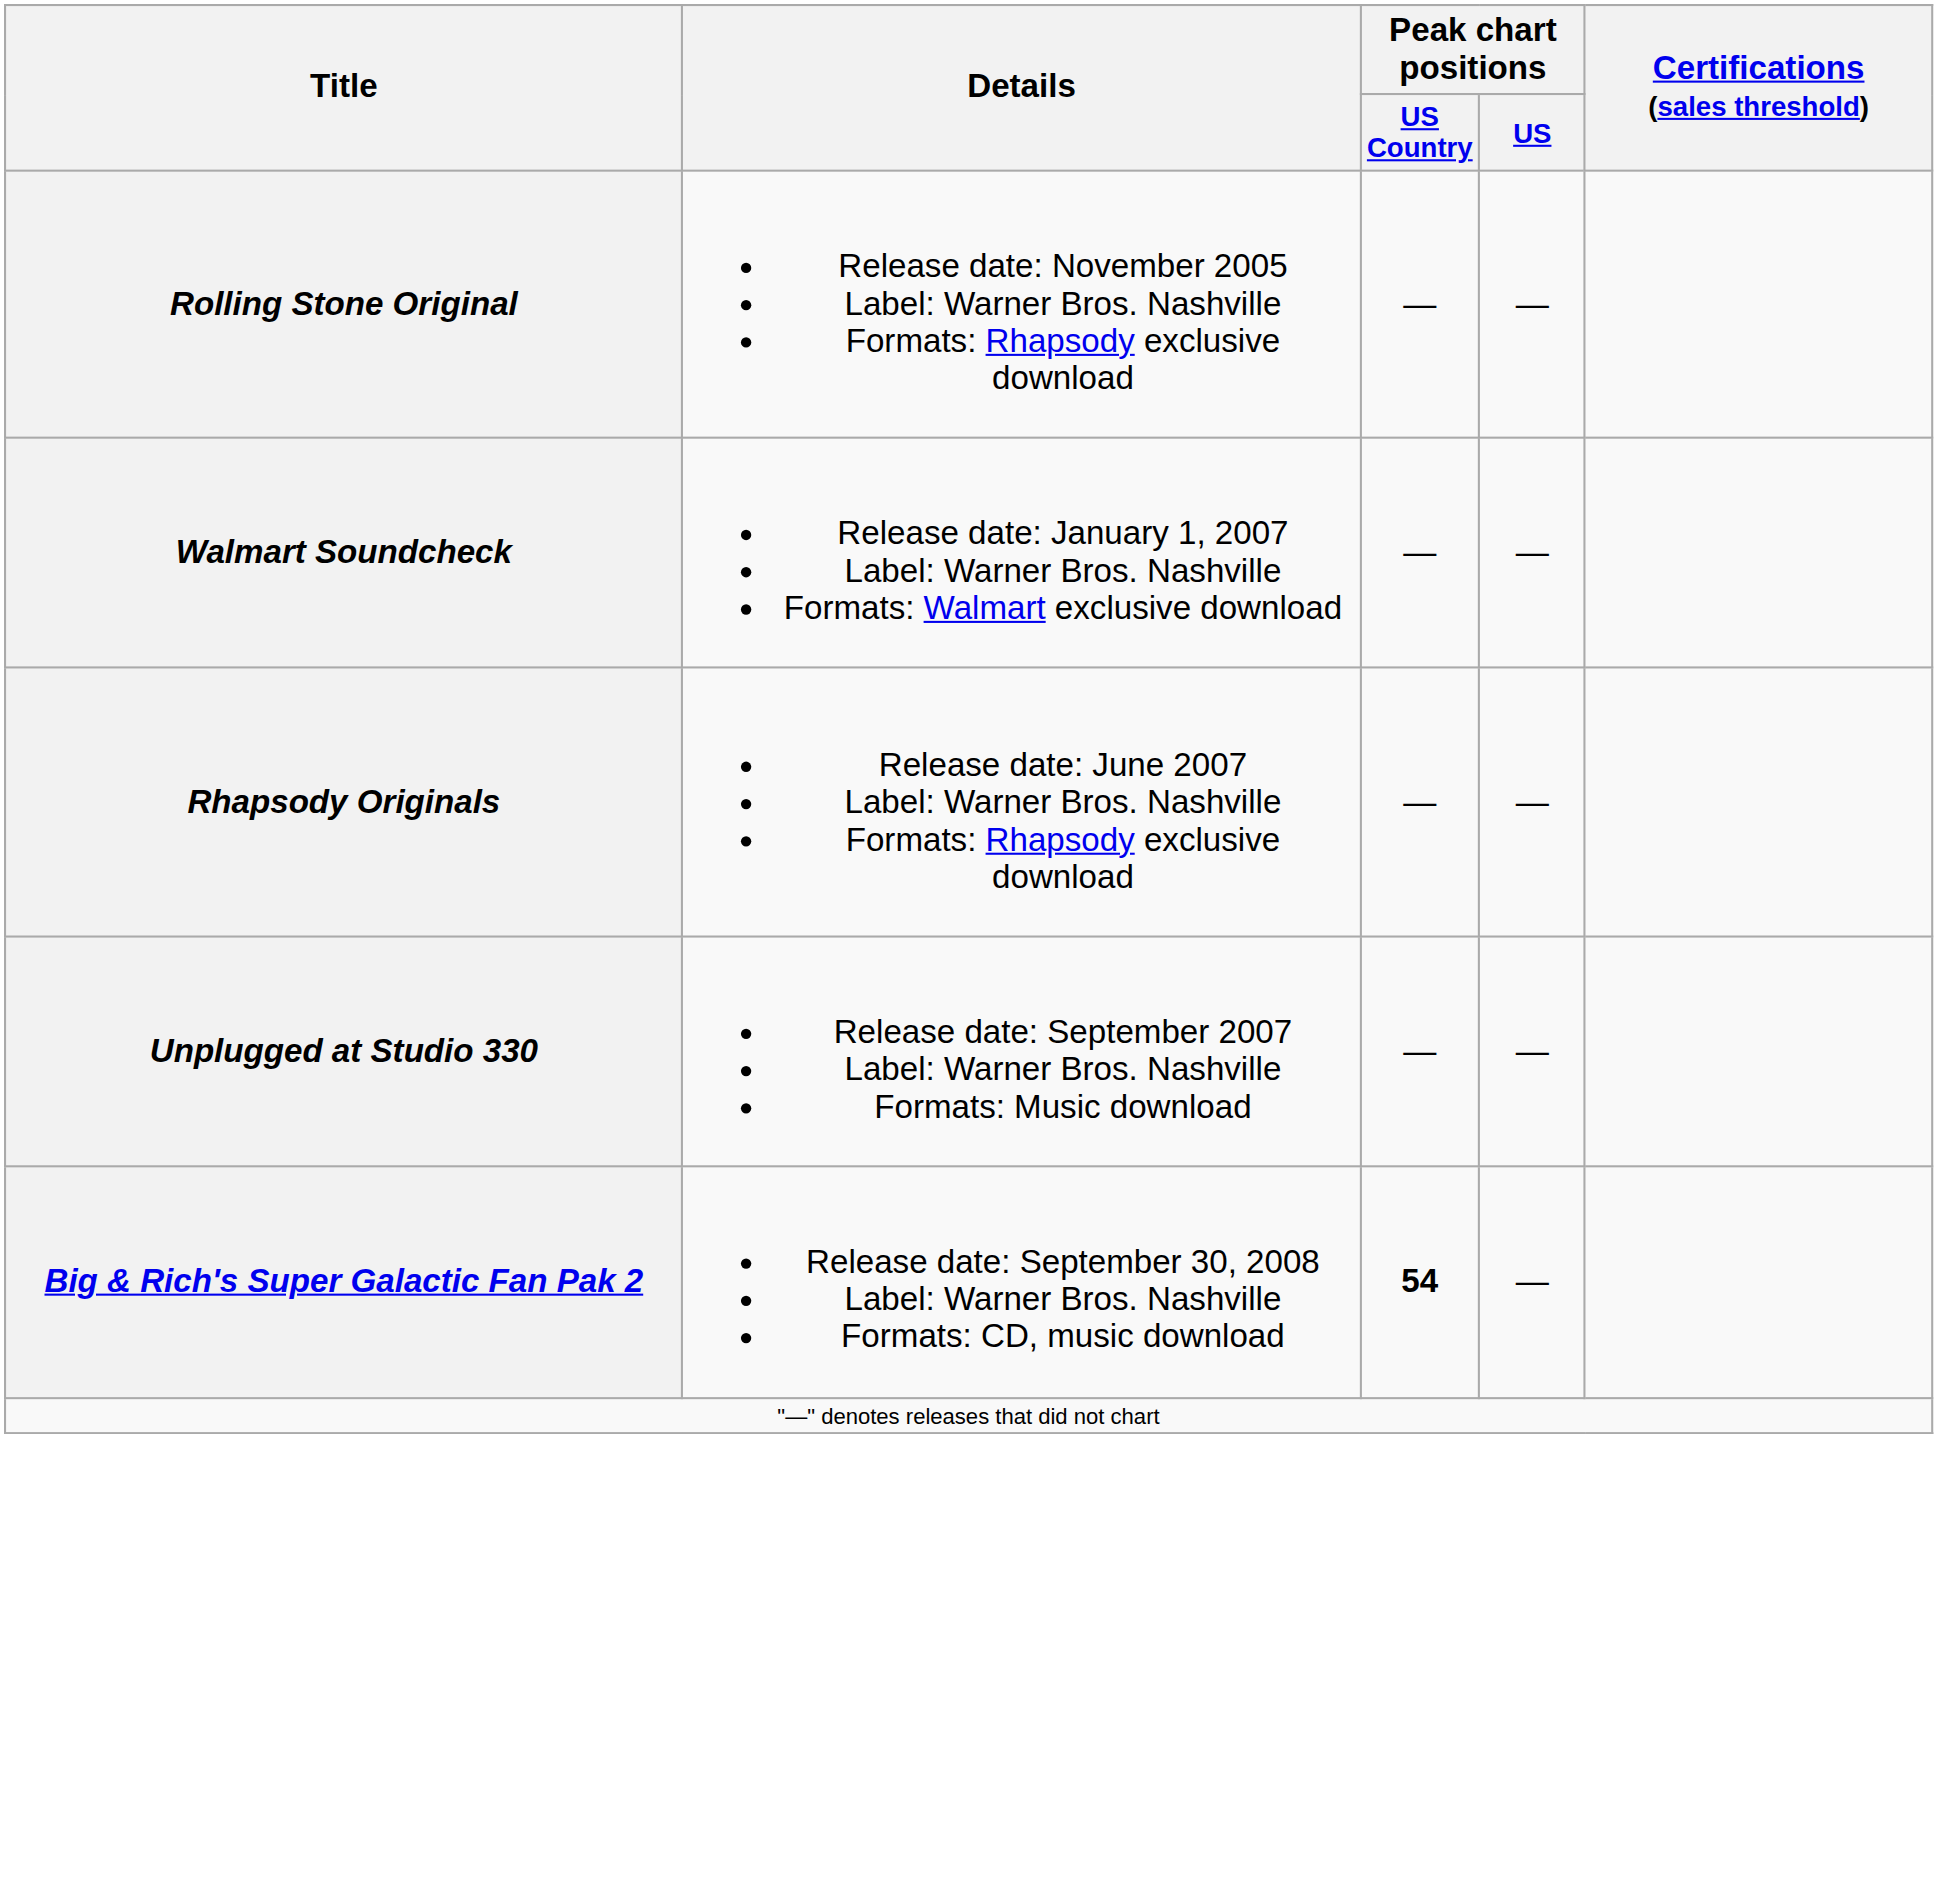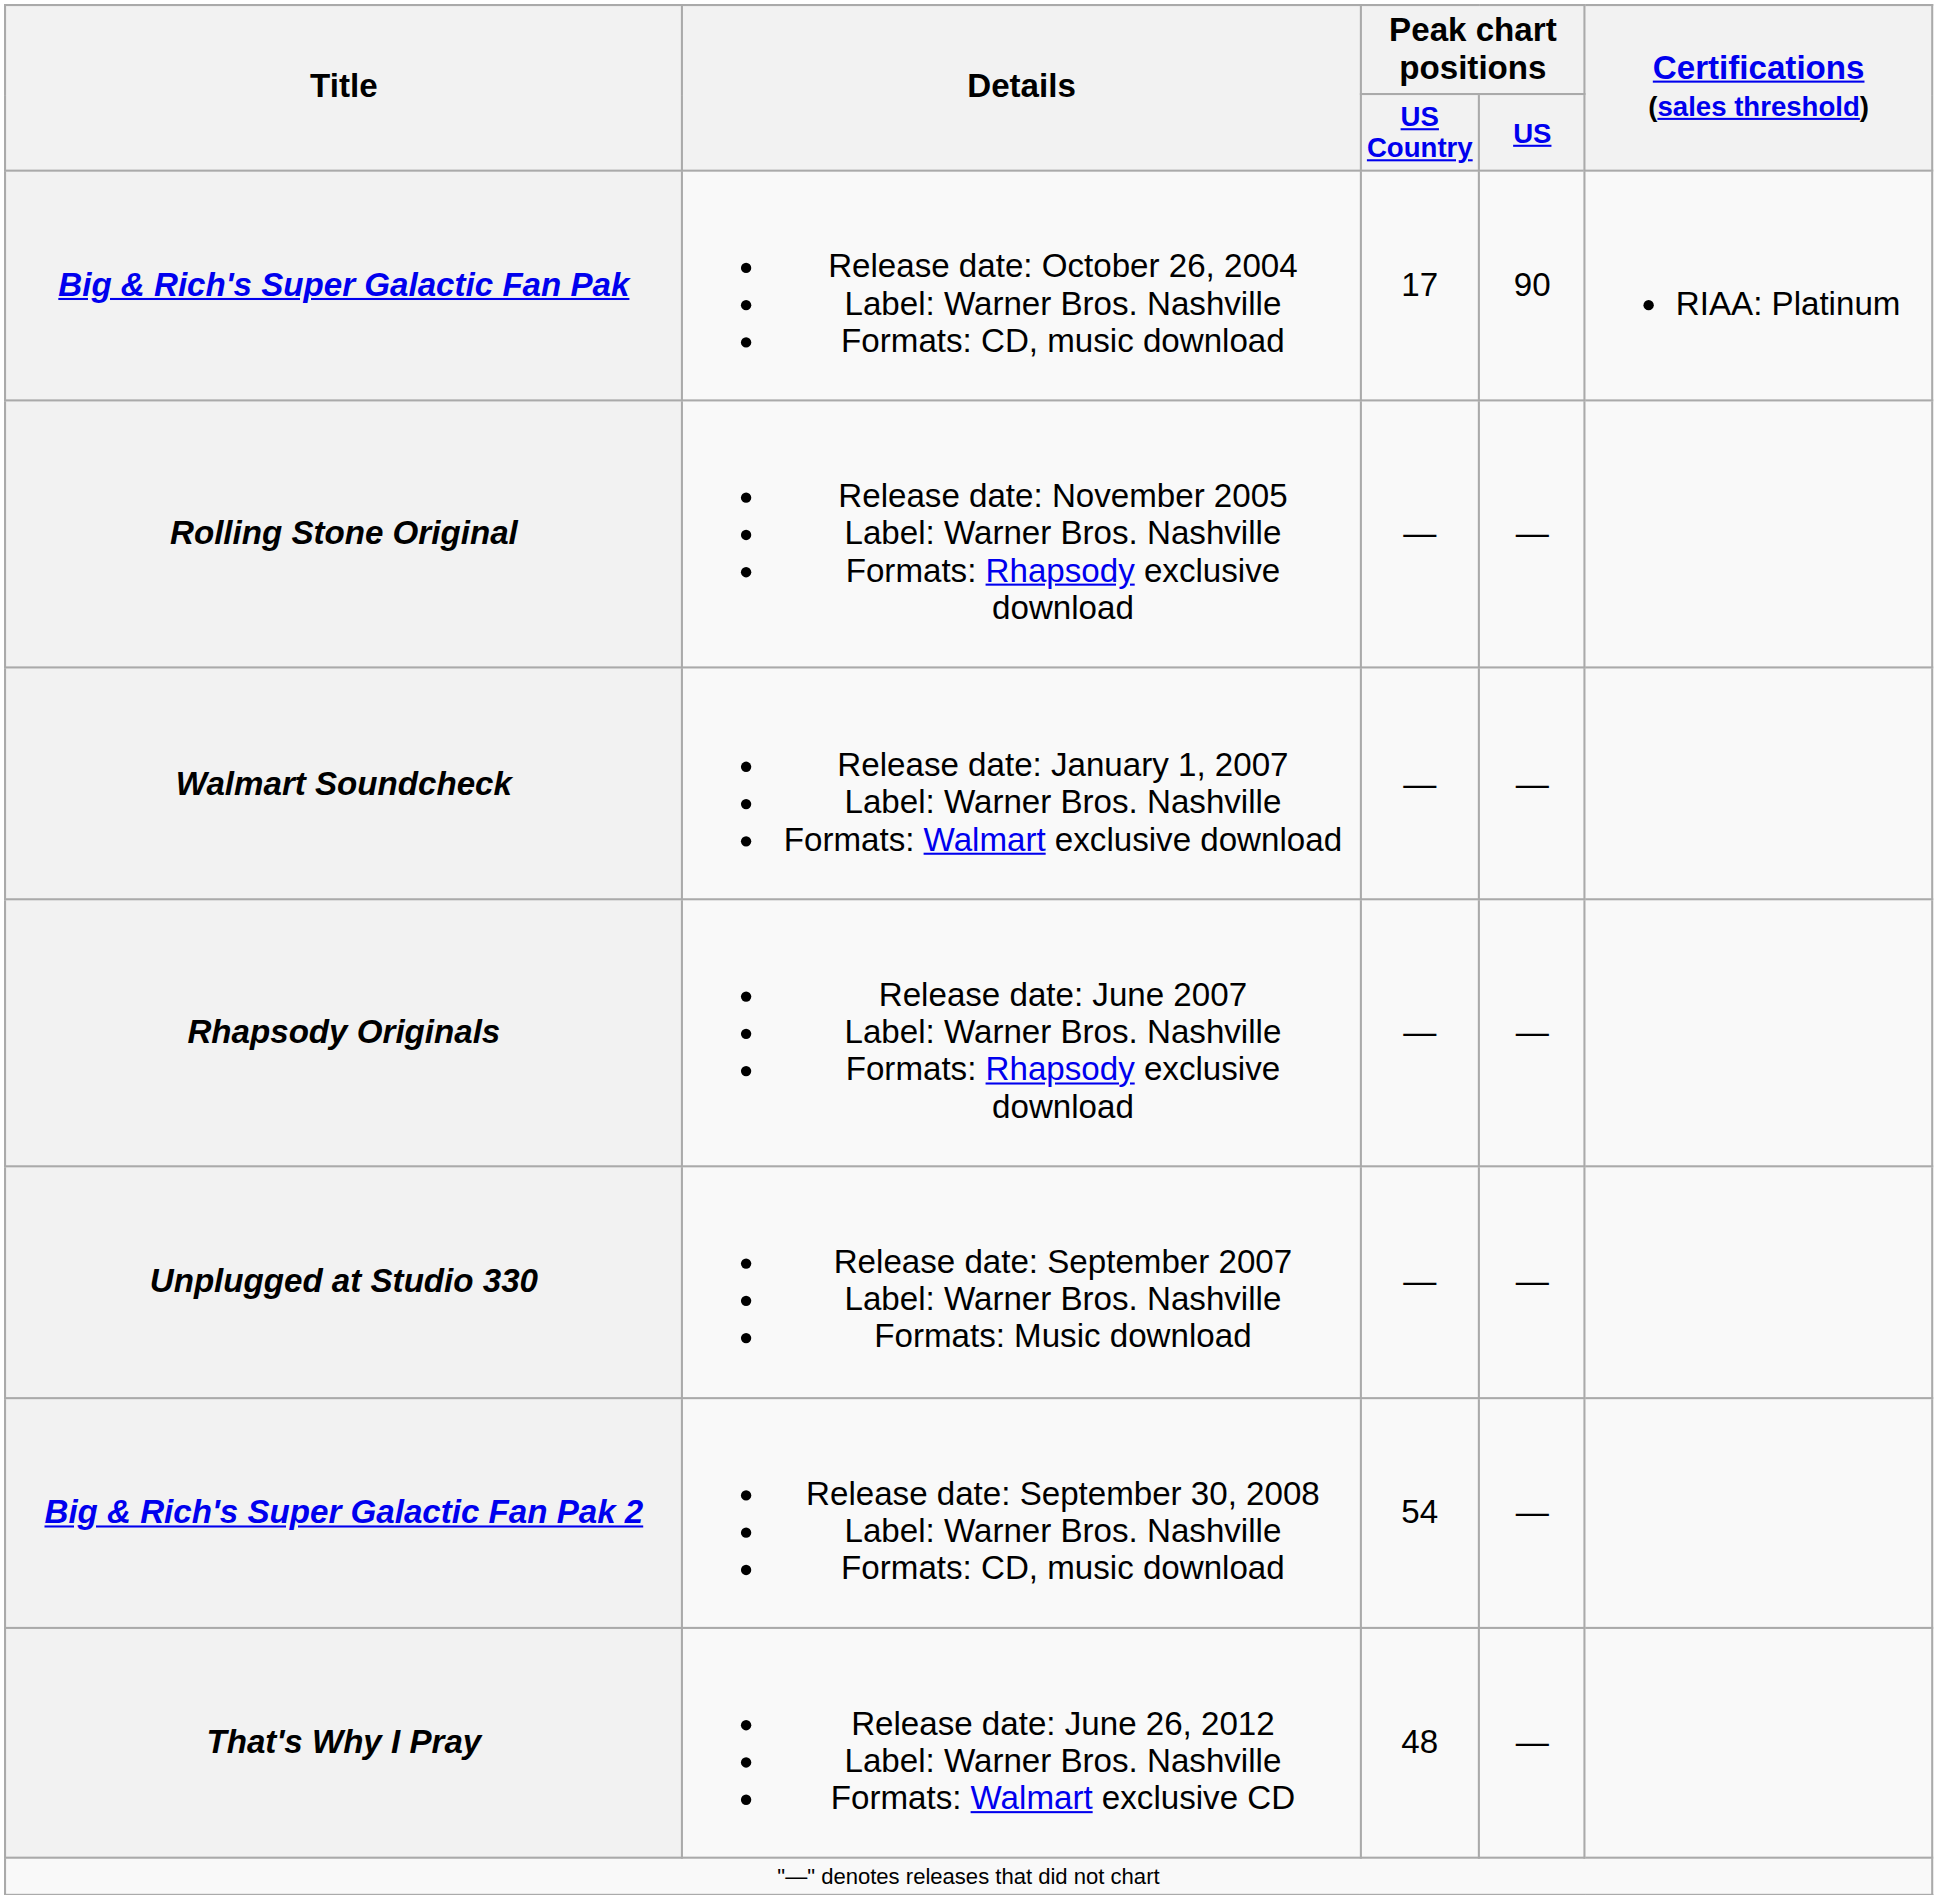+ row: (344, 284)
(1420, 1281) bold -> (1420, 1511) normal
+ row: (344, 1742)
